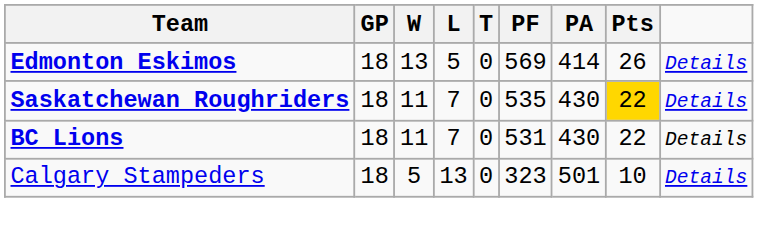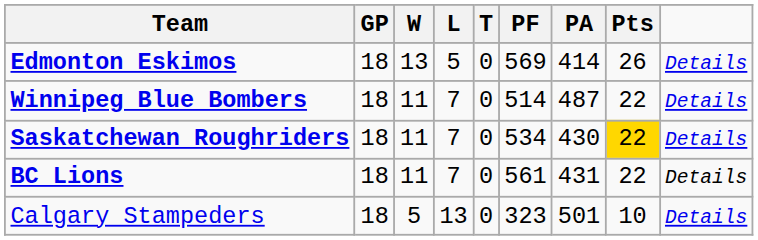+ row: (159, 101)
(525, 101) 535 -> (525, 139) 534
(525, 139) 531 -> (525, 177) 561
(579, 139) 430 -> (579, 177) 431
